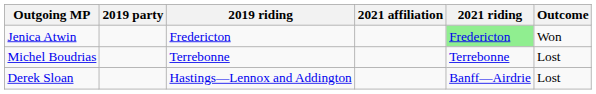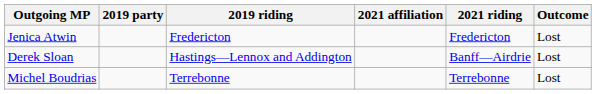(480, 36) lightgreen background -> (480, 36) no background
(549, 36) Won -> (549, 36) Lost
rows swapped: (52, 57) <-> (40, 78)
